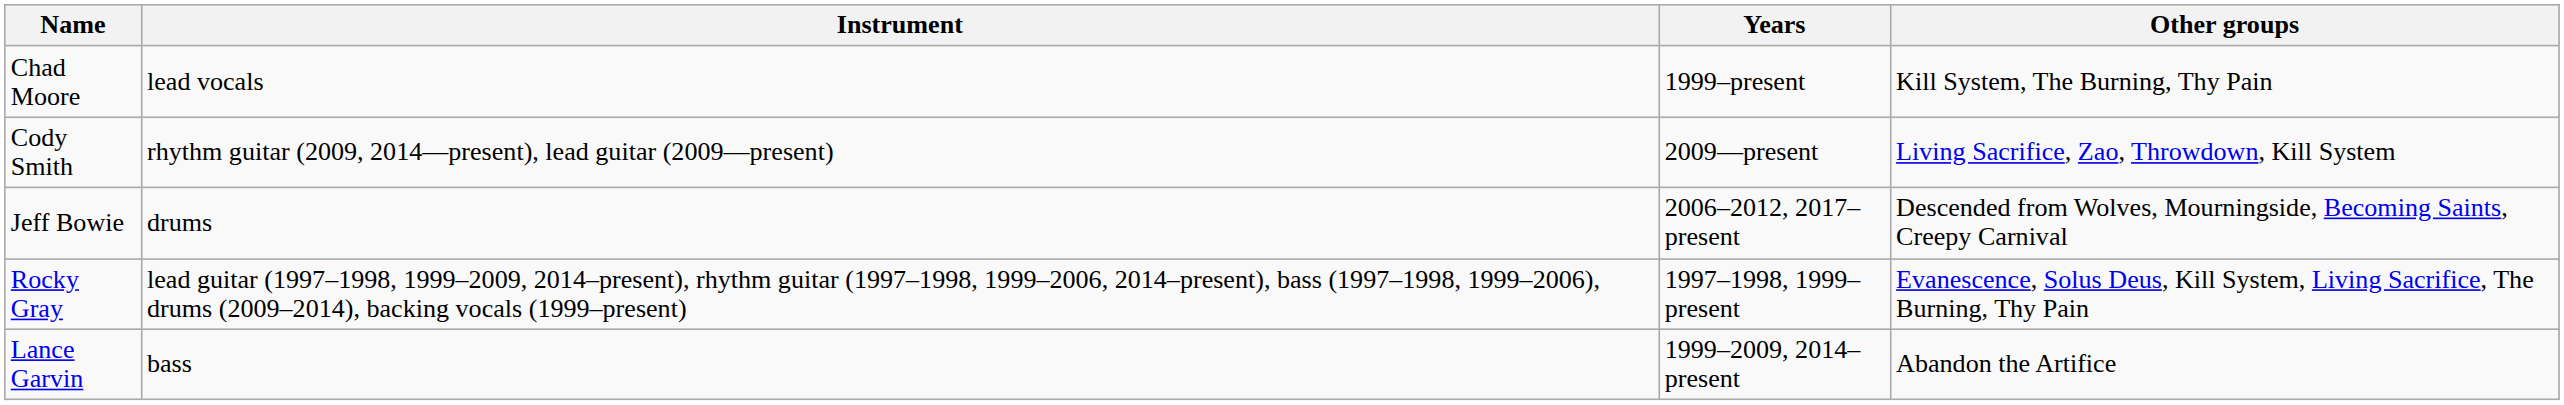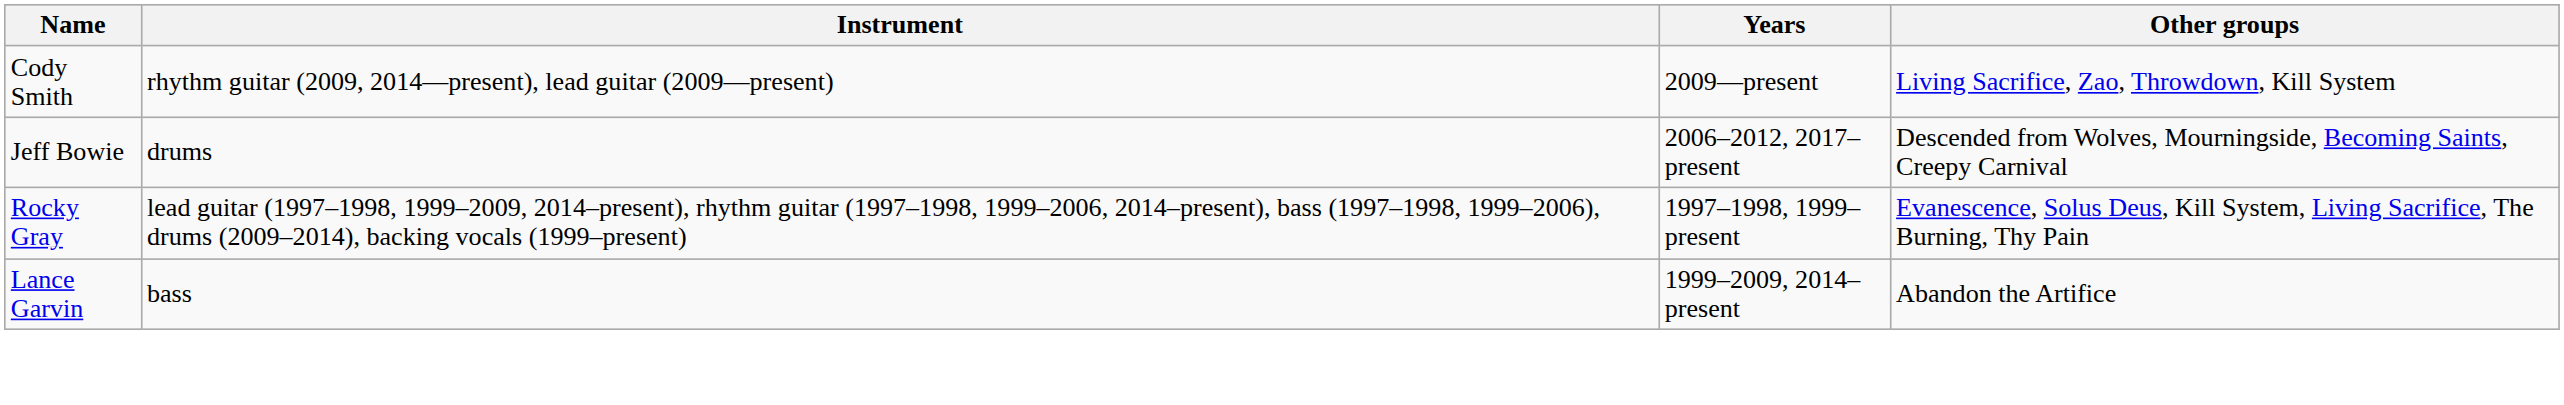- row: (46, 81)
